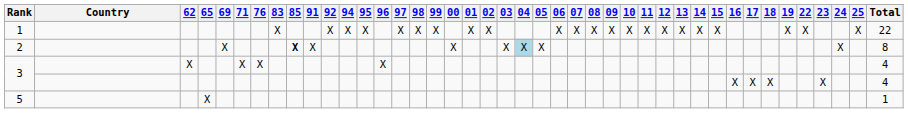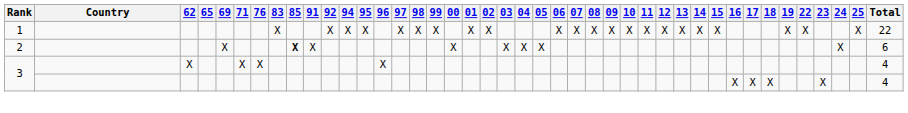(524, 48) lightblue background -> (524, 48) no background
(885, 48) 8 -> (885, 48) 6
- row: (20, 100)
